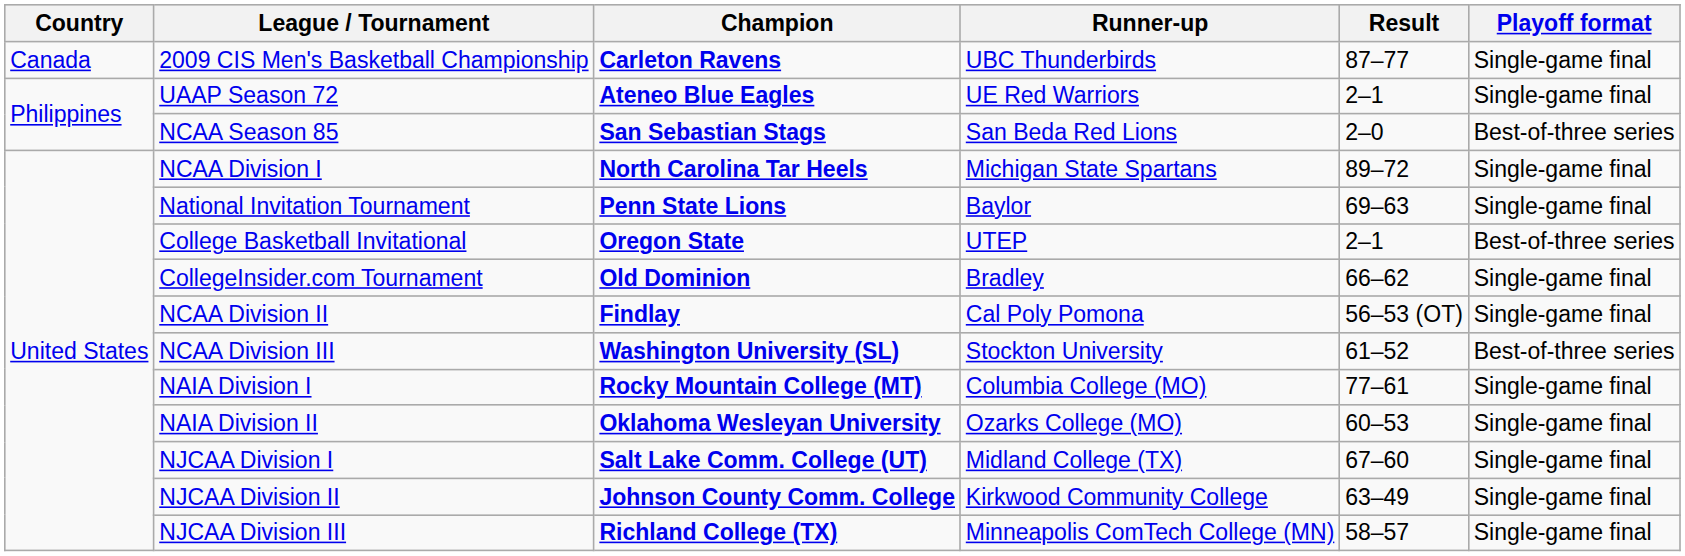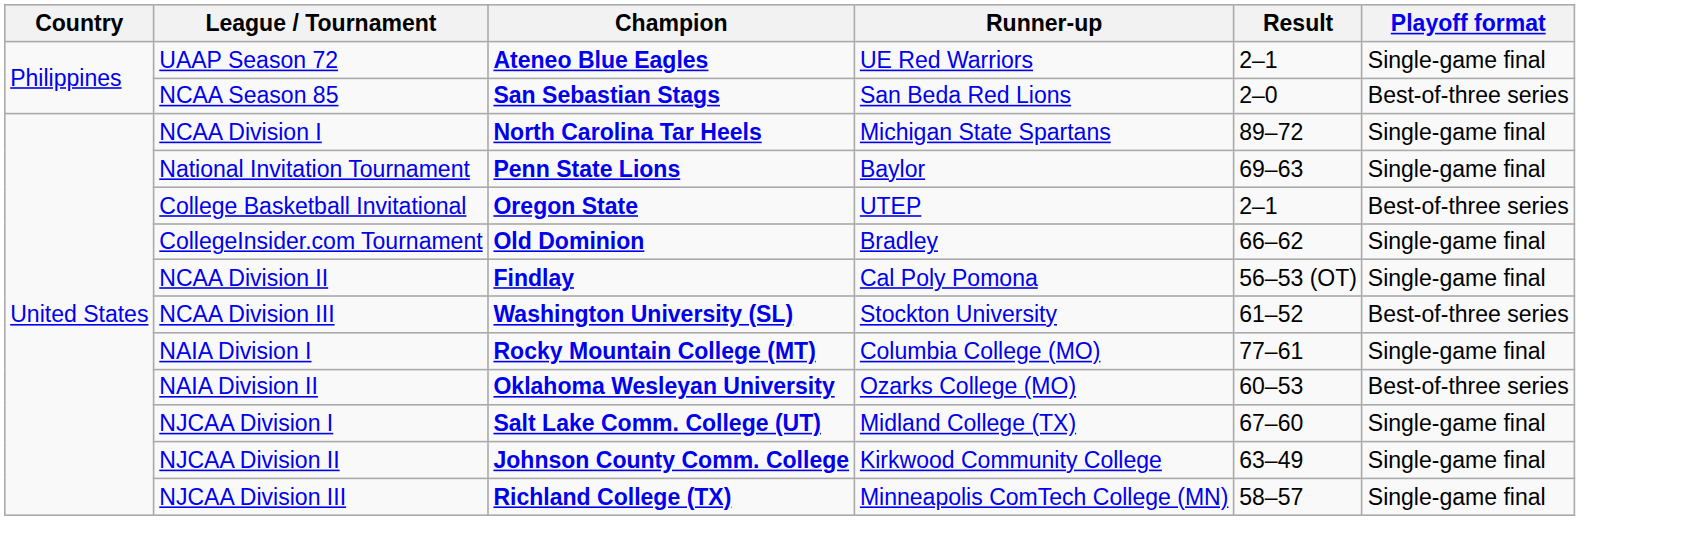- row: (374, 60)
(1563, 424) Single-game final -> (1468, 387) Best-of-three series
